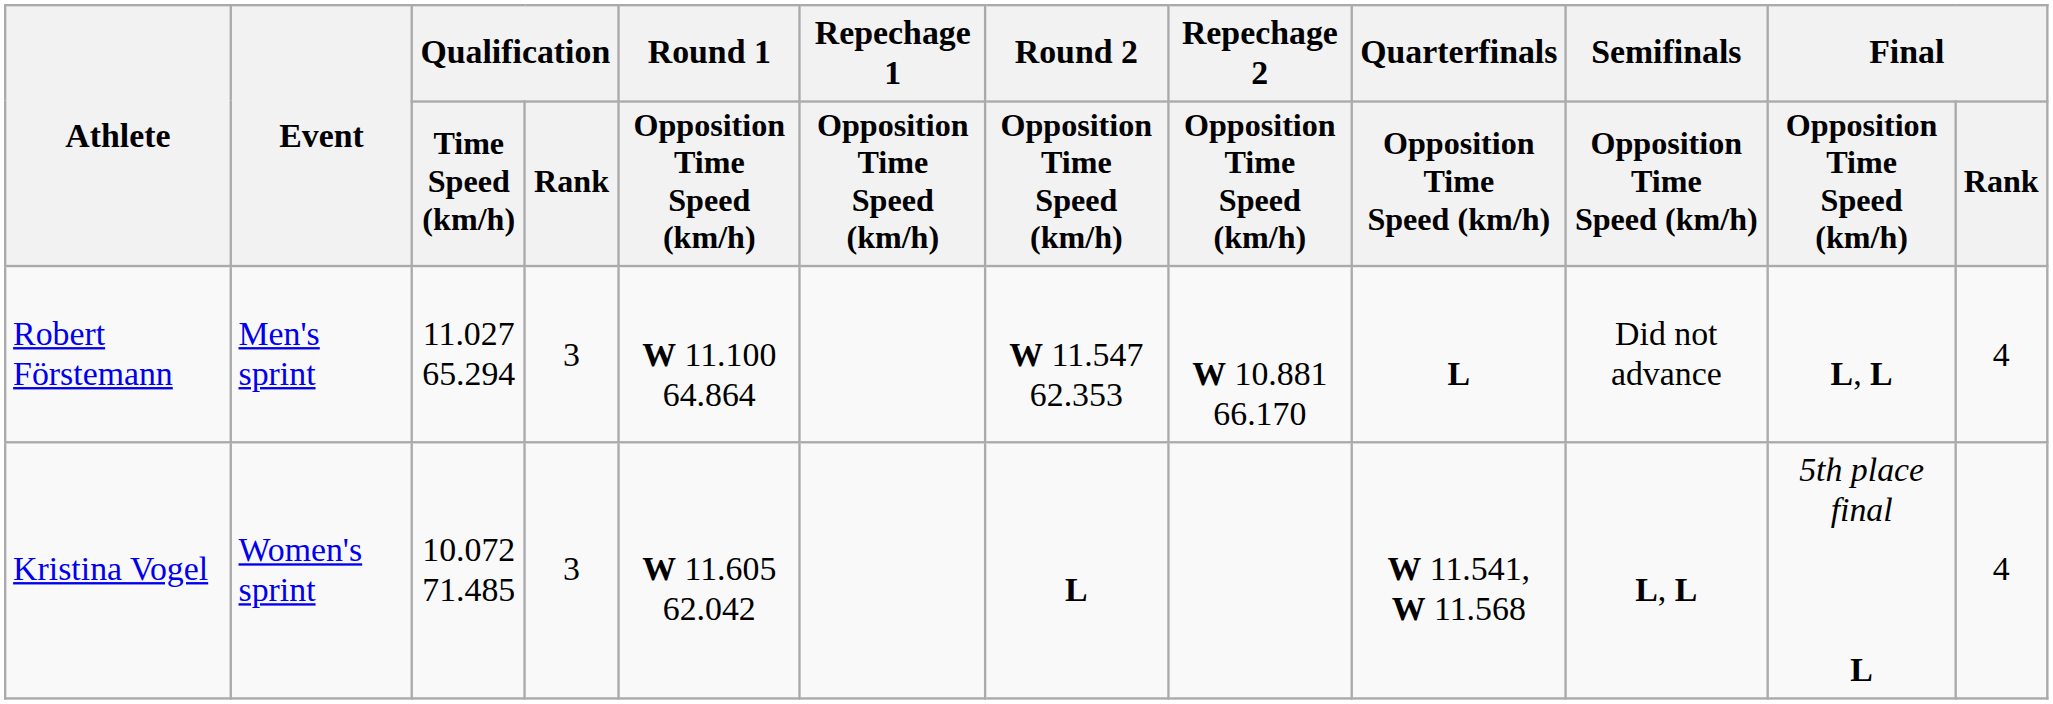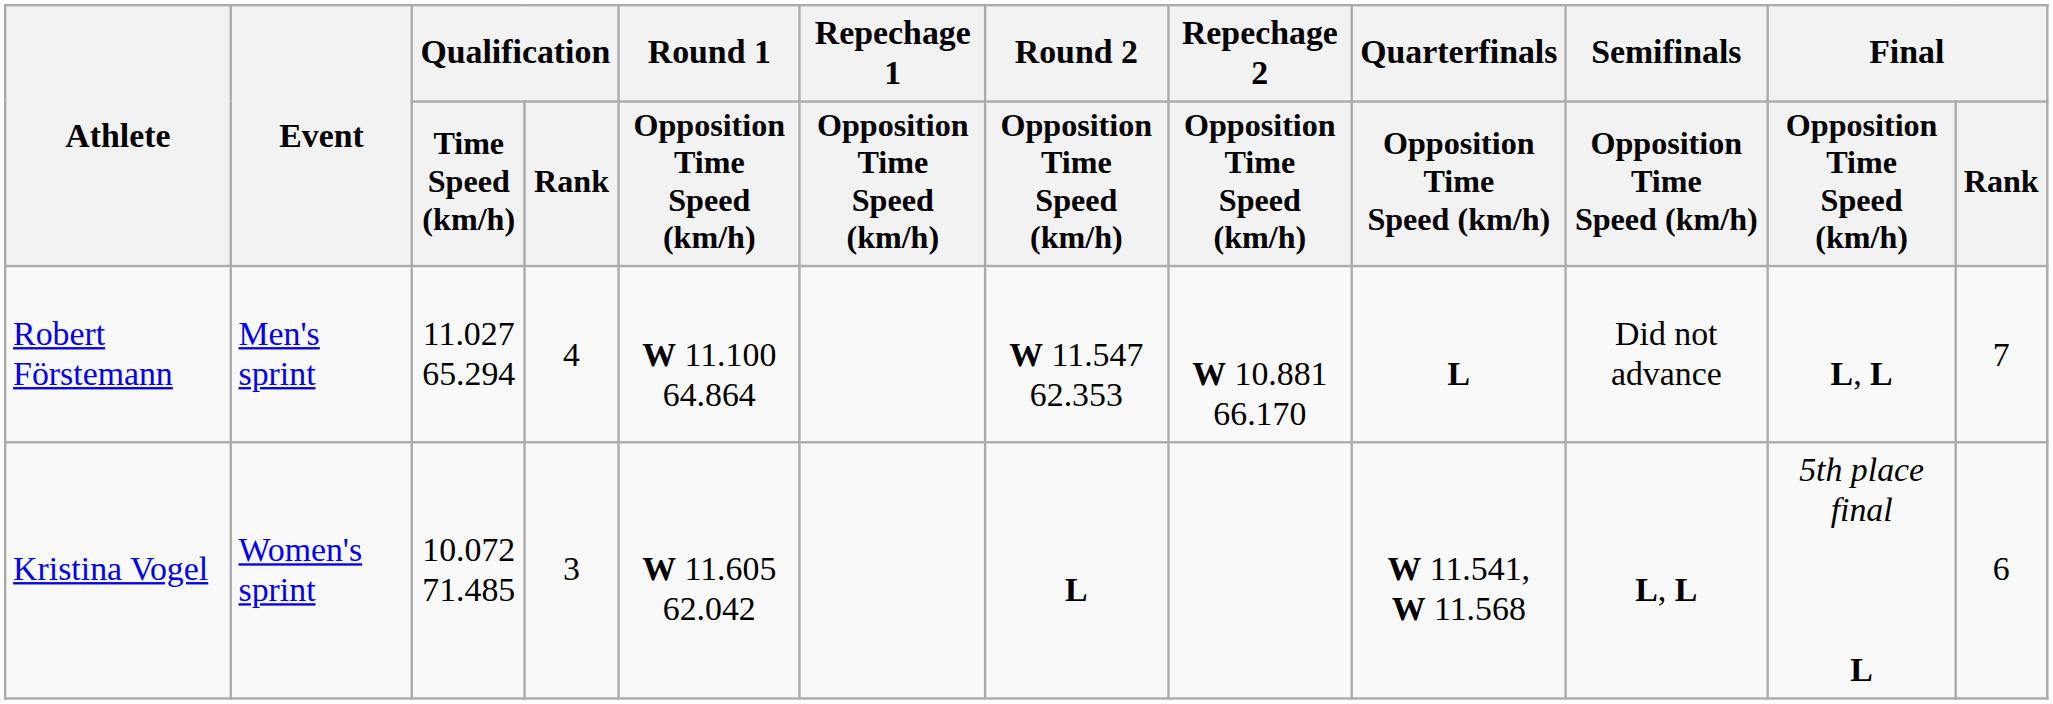(572, 354) 3 -> (572, 354) 4
(2001, 354) 4 -> (2001, 354) 7
(2001, 569) 4 -> (2001, 569) 6
